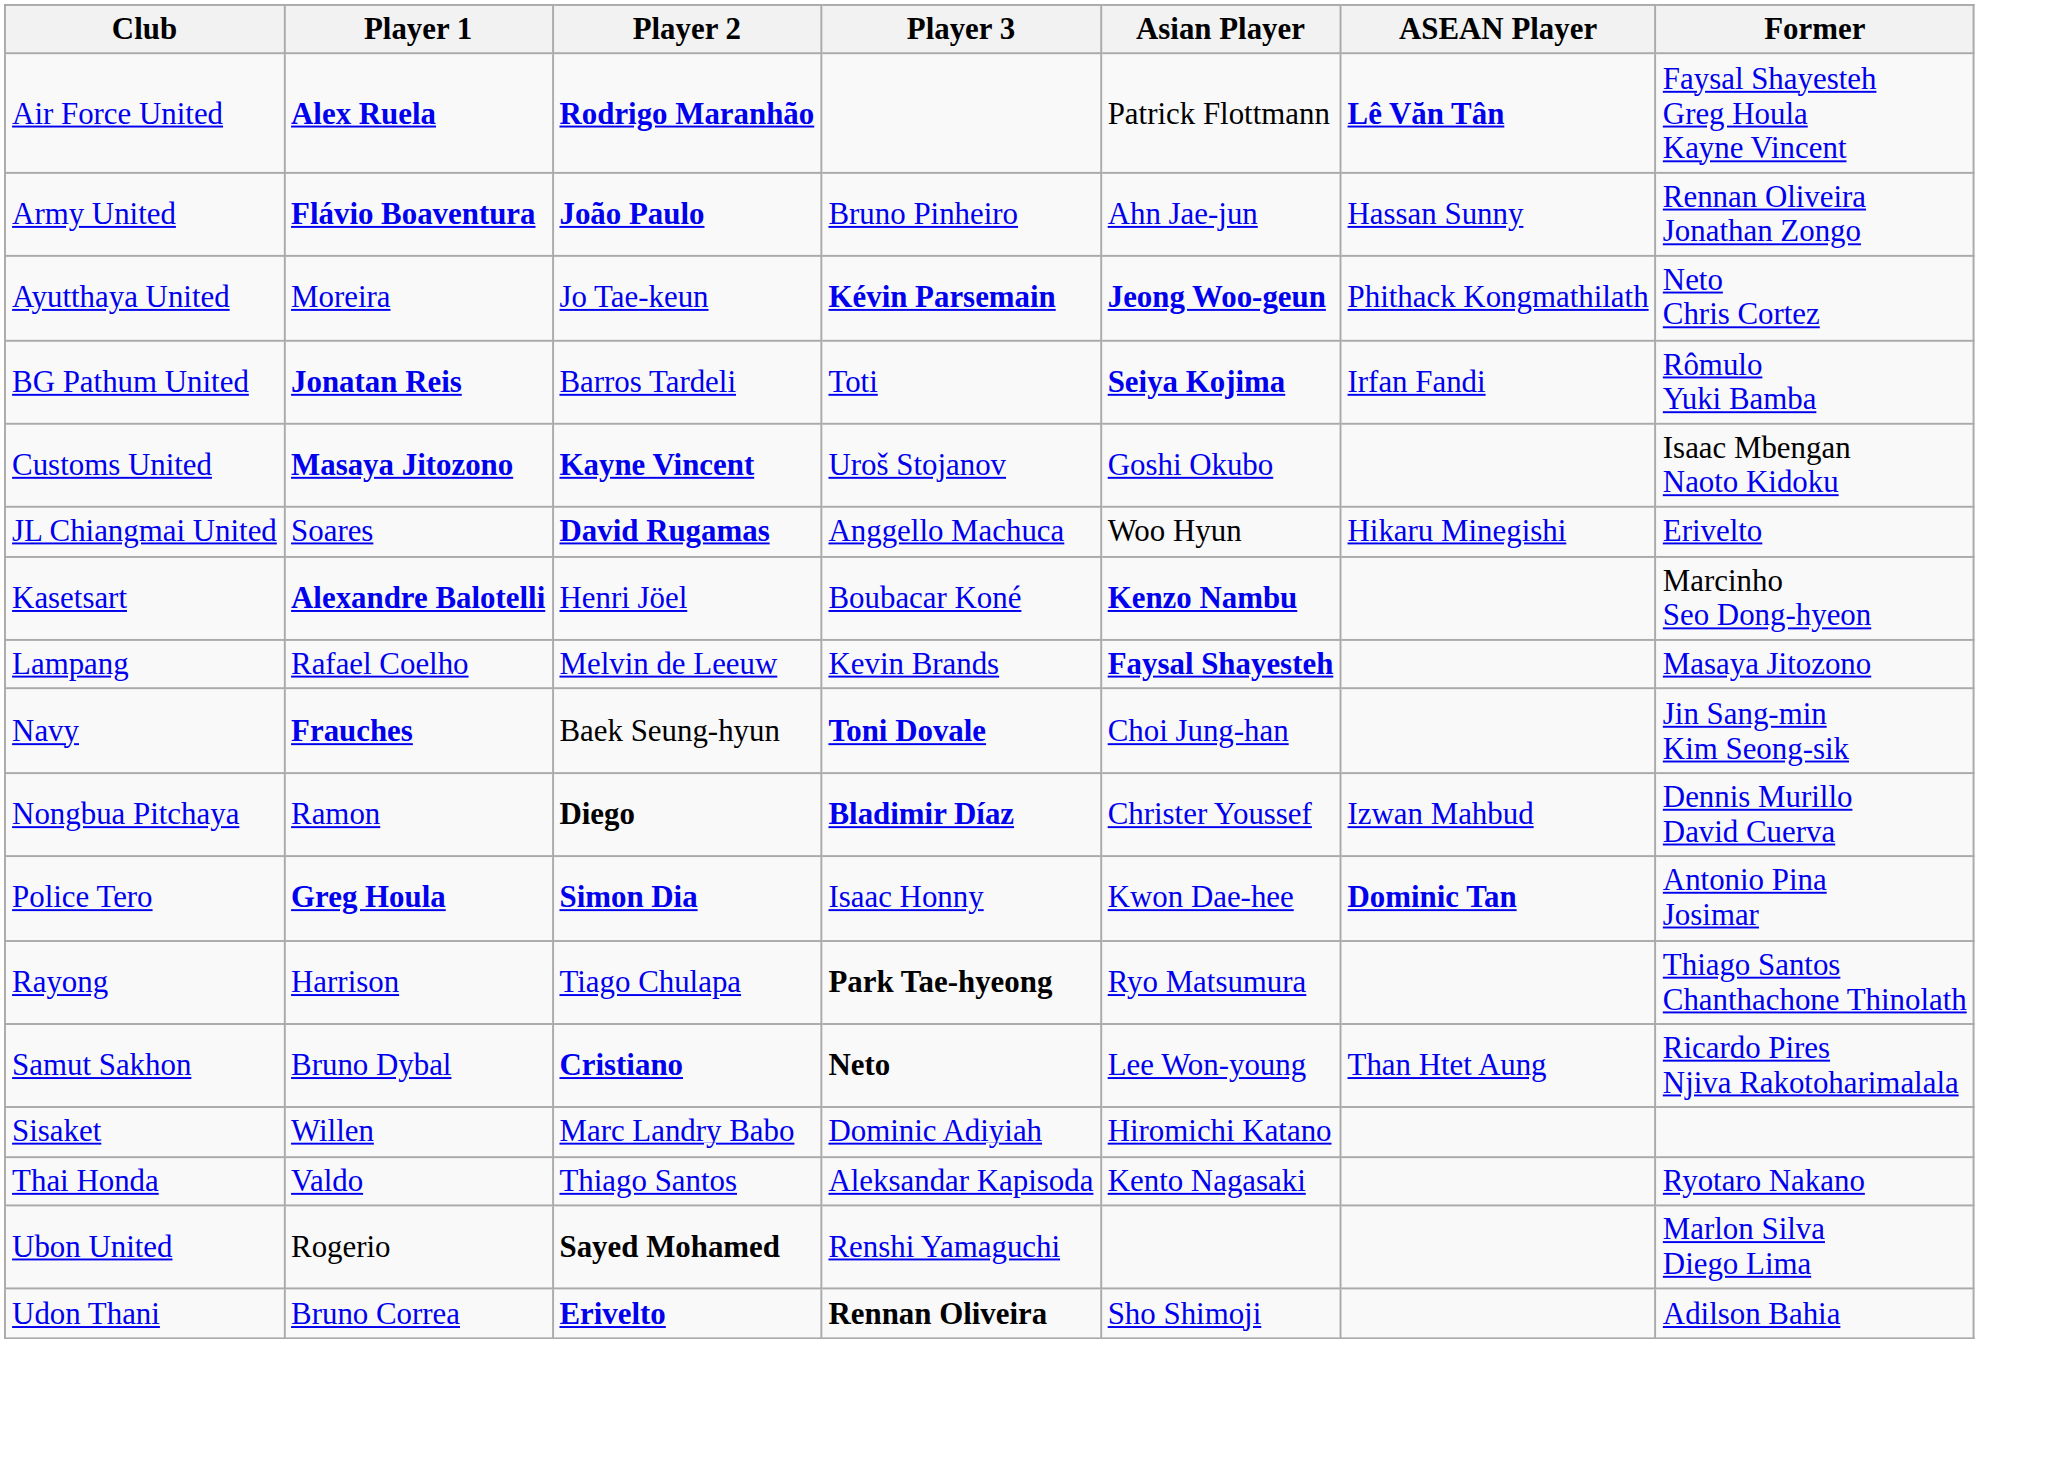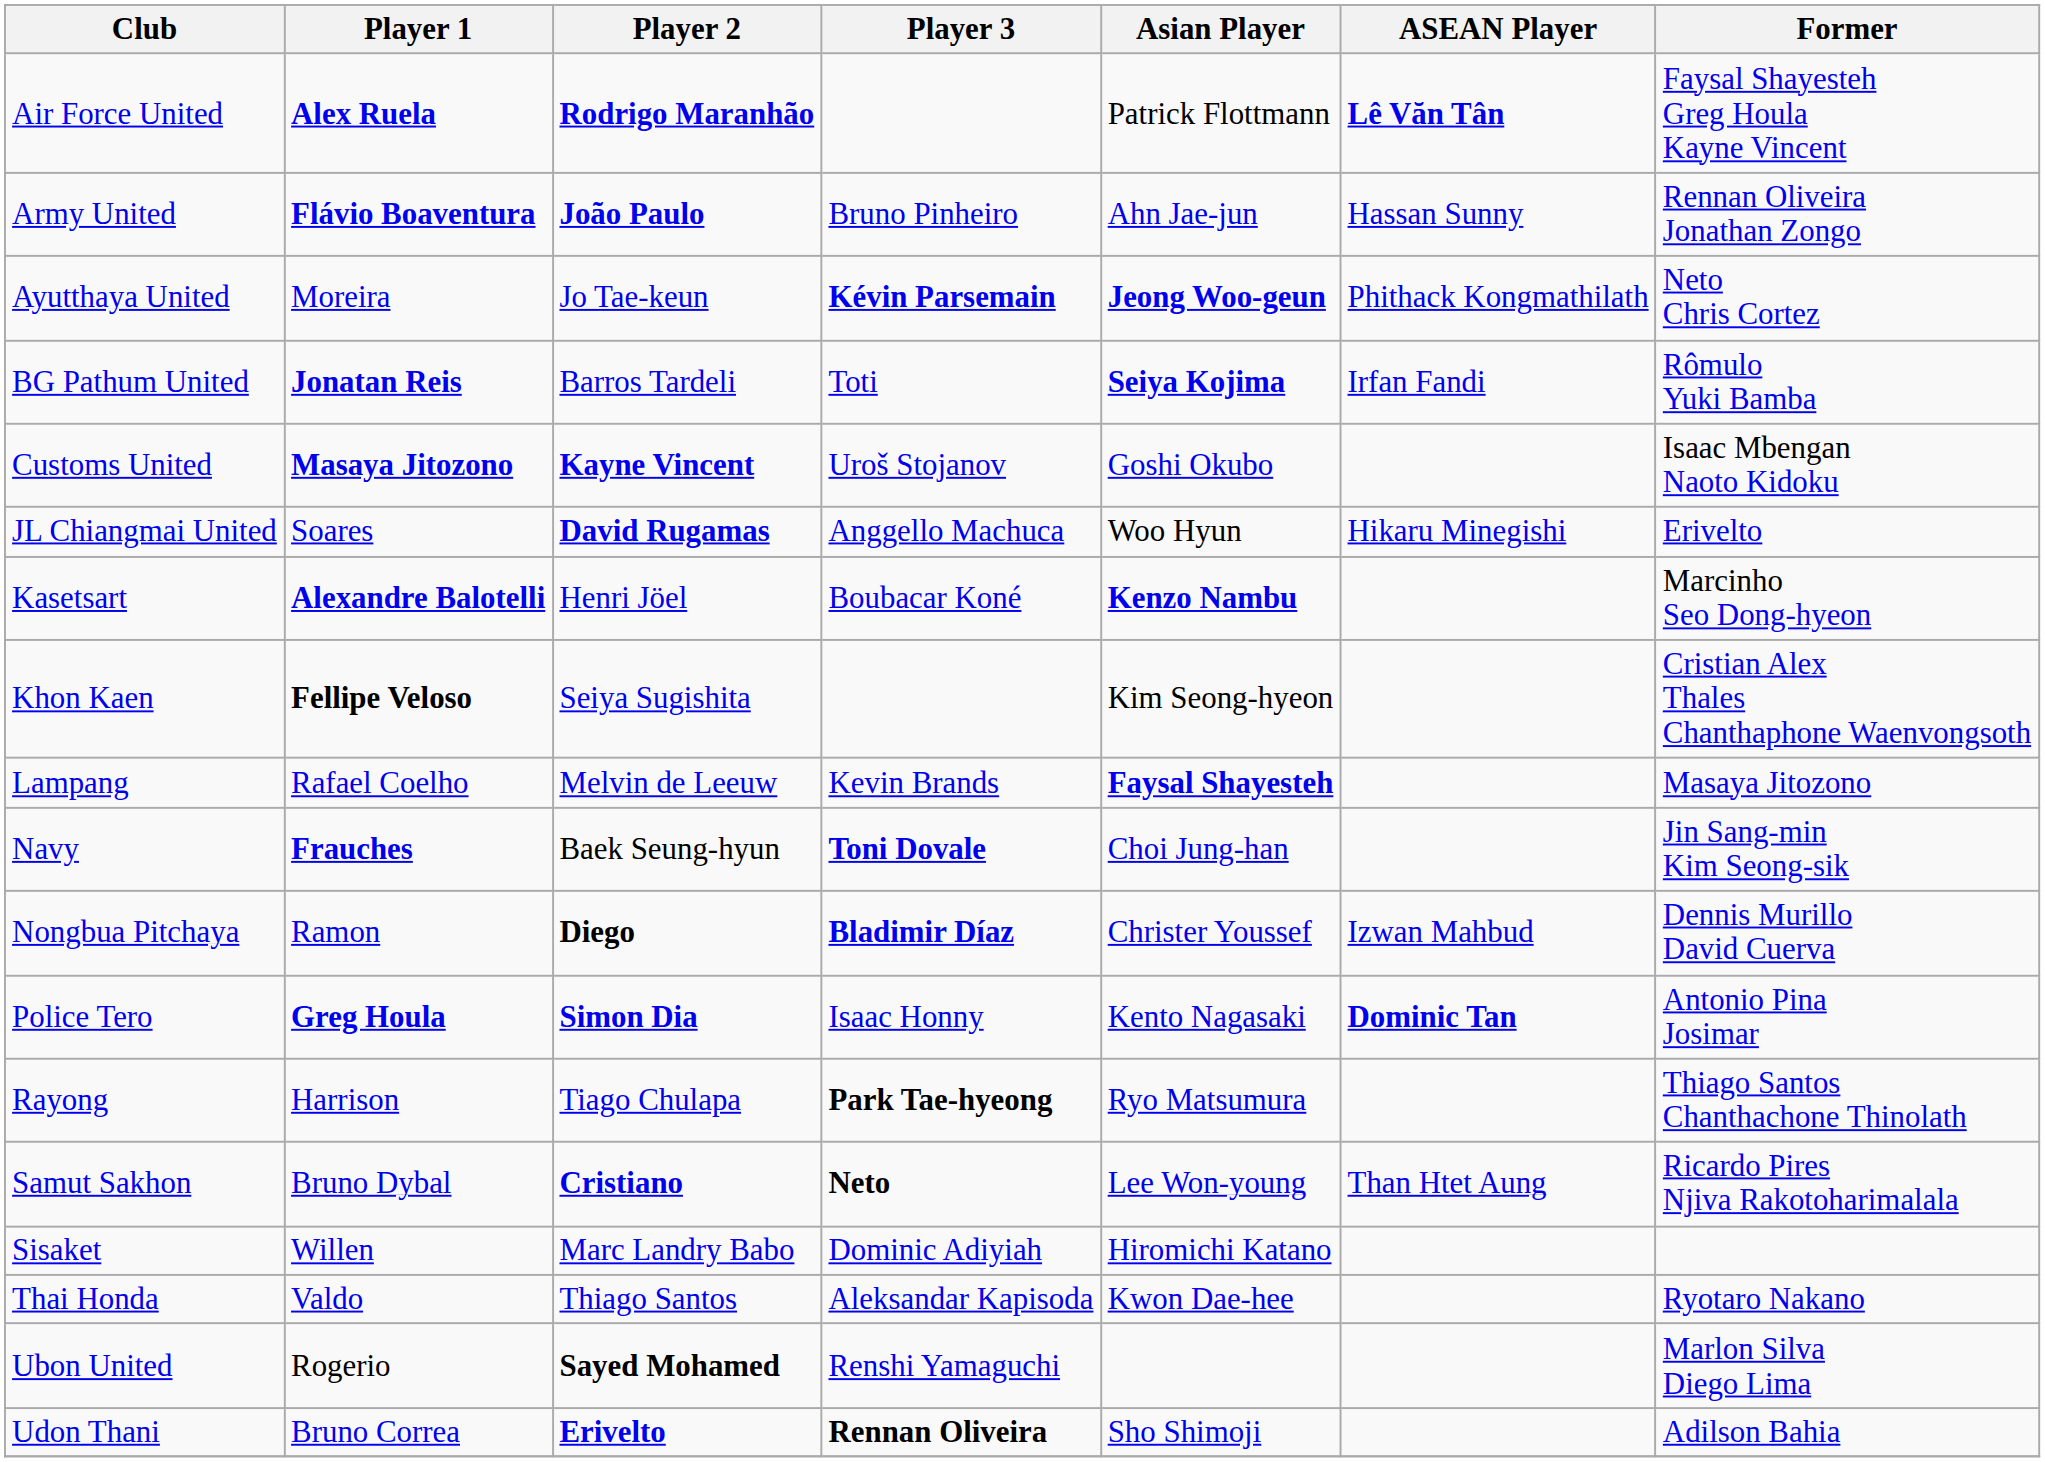+ row: (83, 698)
(1201, 897) Kwon Dae-hee -> (1207, 1016) Kento Nagasaki
(1207, 1180) Kento Nagasaki -> (1201, 1298) Kwon Dae-hee
